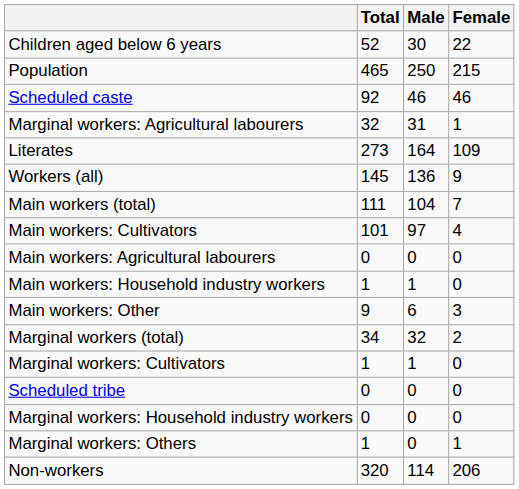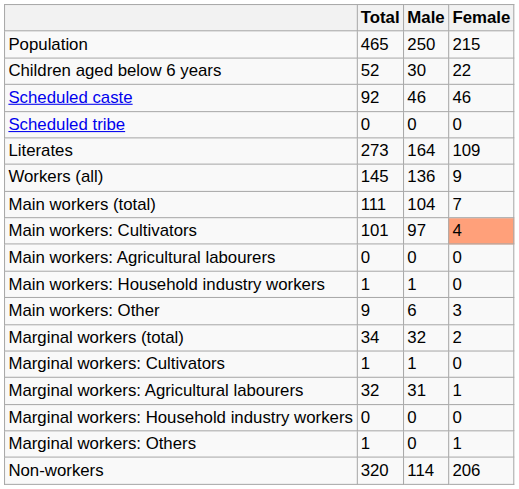rows swapped: (48, 71) <-> (115, 44)
rows swapped: (67, 390) <-> (156, 124)
(457, 230) no background -> (457, 230) lightsalmon background
